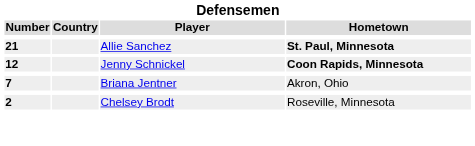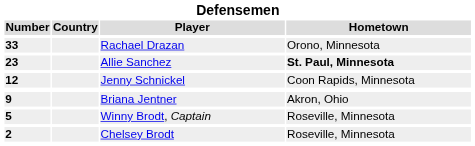+ row: (142, 45)
(12, 46) 21 -> (12, 62) 23
(355, 64) bold -> (351, 80) normal
(8, 83) 7 -> (8, 99) 9
+ row: (156, 116)
